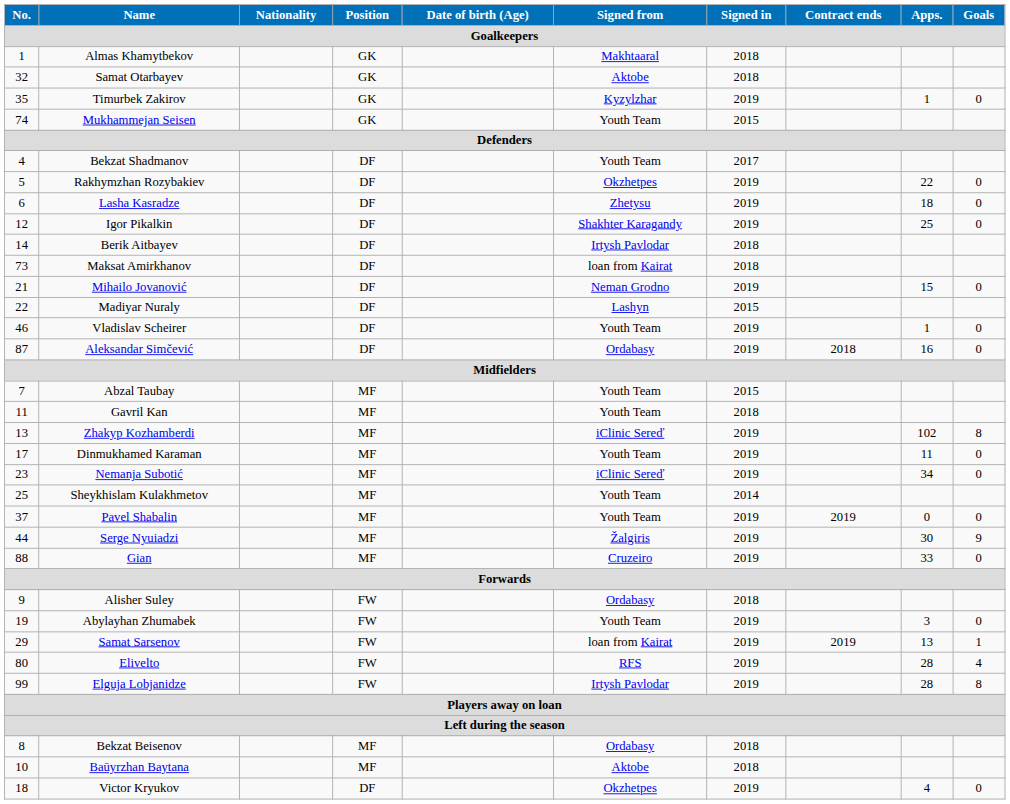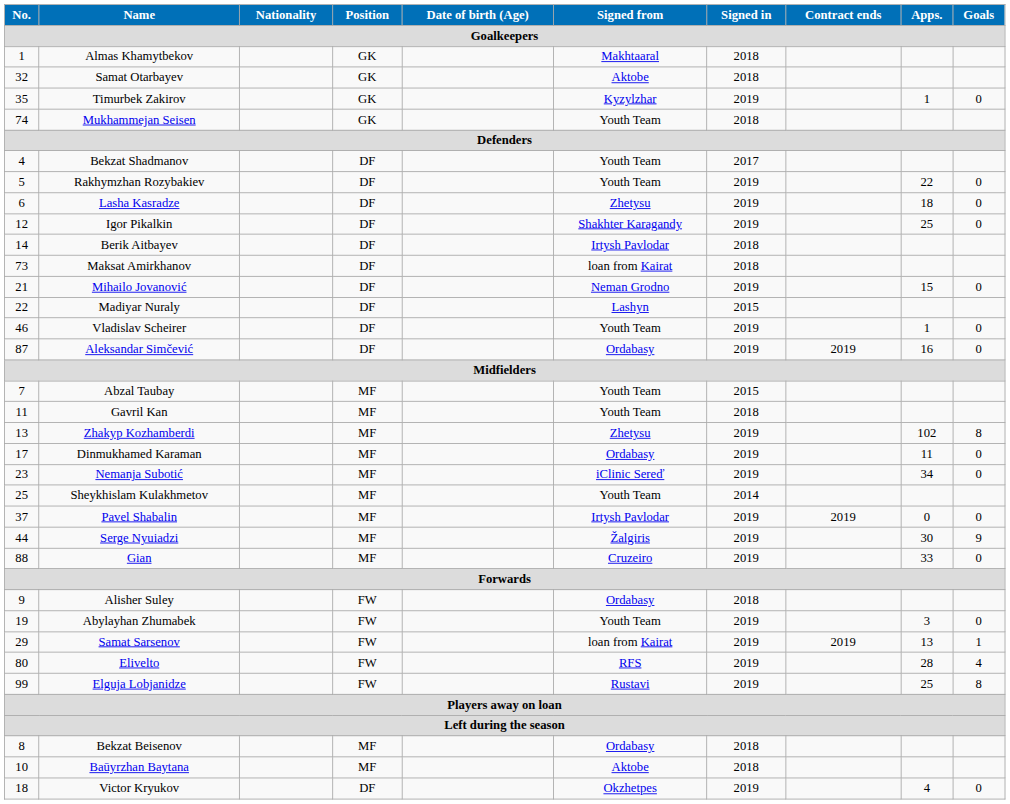(746, 119) 2015 -> (746, 119) 2018
(630, 182) Okzhetpes -> (630, 182) Youth Team
(843, 349) 2018 -> (843, 349) 2019
(630, 433) iClinic Sereď -> (630, 433) Zhetysu
(630, 454) Youth Team -> (630, 454) Ordabasy
(630, 516) Youth Team -> (630, 516) Irtysh Pavlodar
(630, 684) Irtysh Pavlodar -> (630, 684) Rustavi
(927, 684) 28 -> (927, 684) 25
